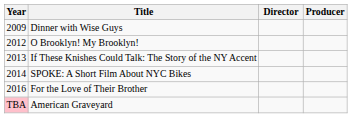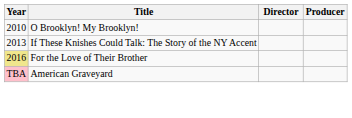- row: (77, 27)
(16, 43) 2012 -> (16, 27) 2010
- row: (111, 74)
(16, 89) no background -> (16, 58) khaki background
